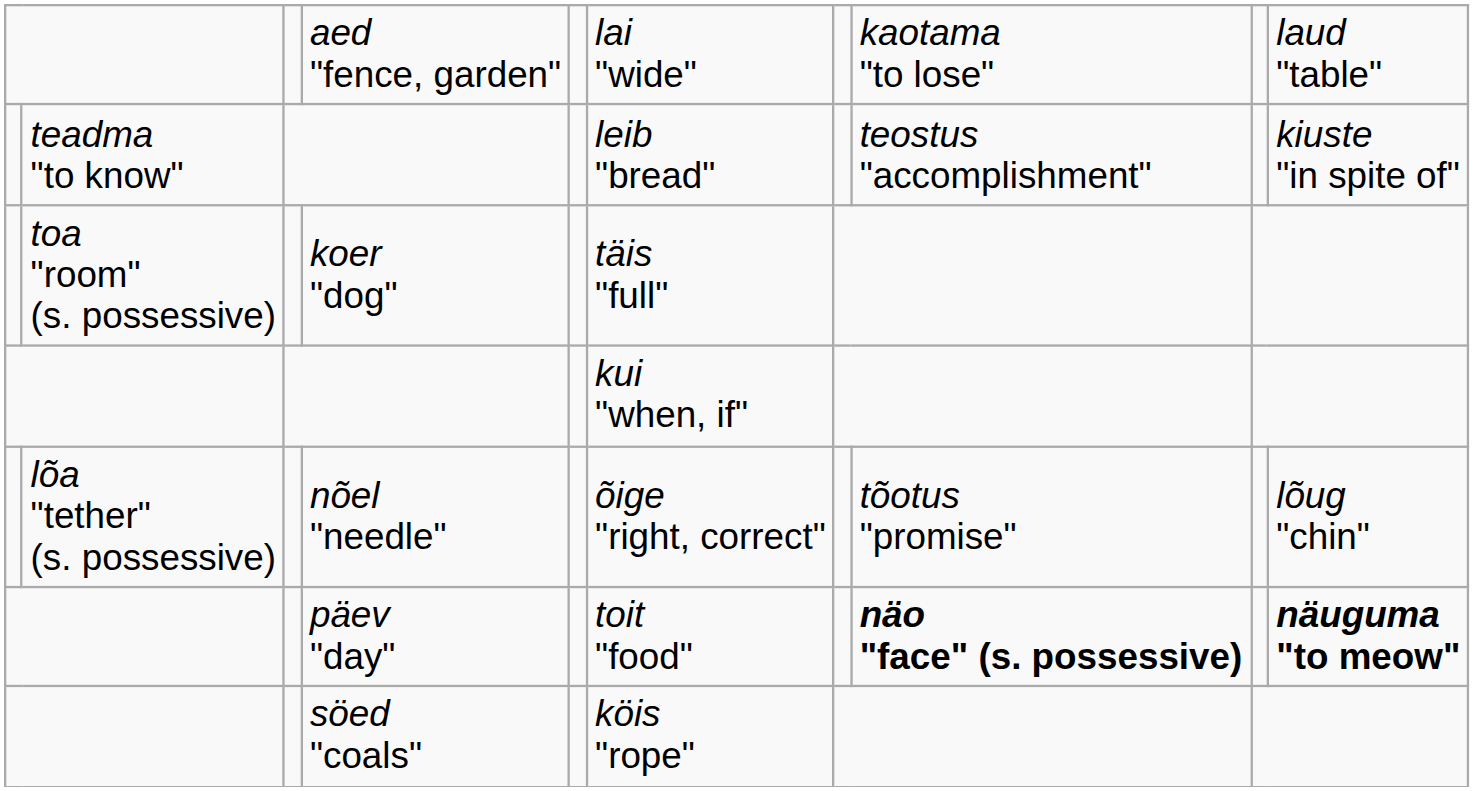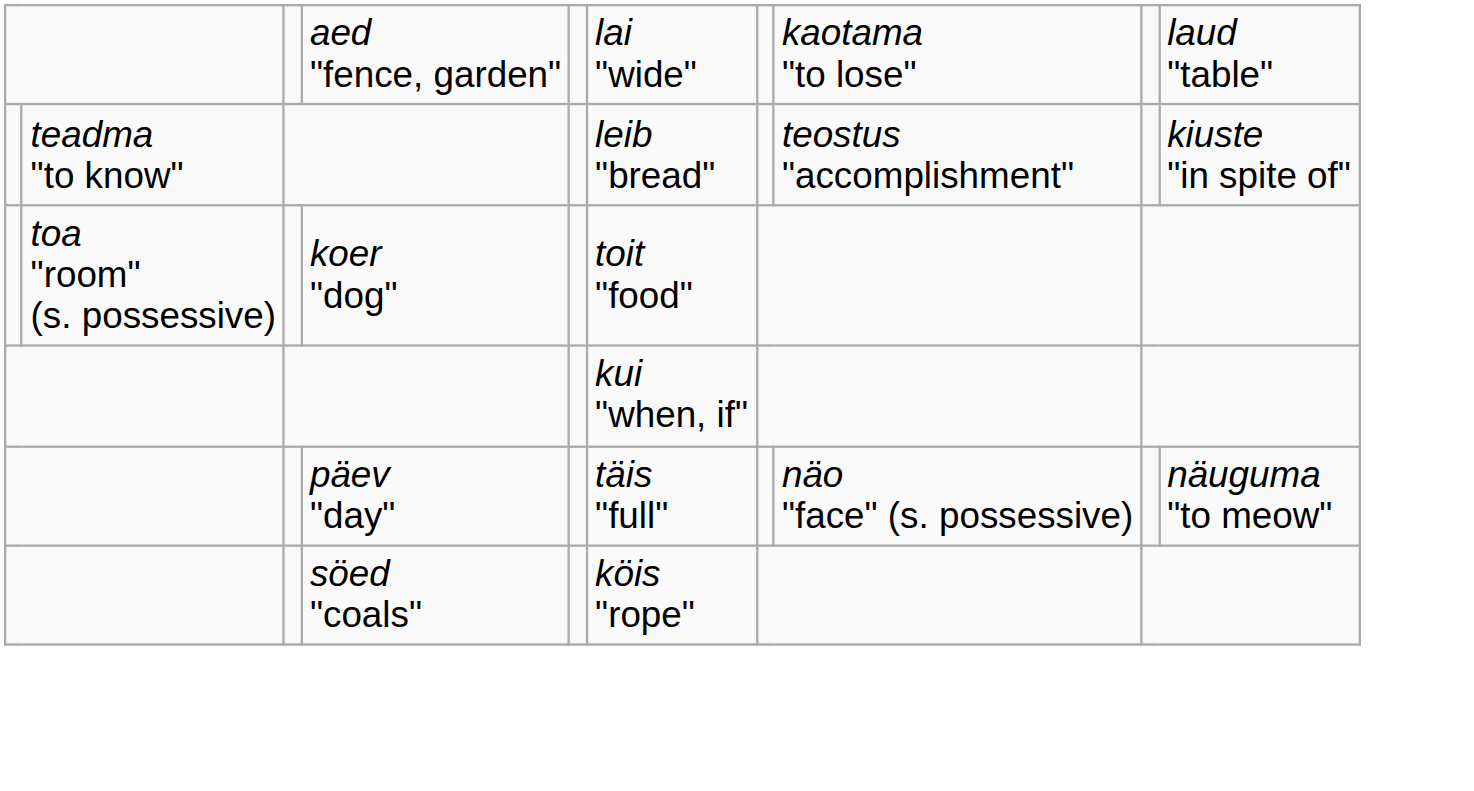(632, 274) täis "full" -> (644, 274) toit "food"
- row: (153, 515)
(644, 635) toit "food" -> (632, 494) täis "full"
(1051, 635) bold -> (958, 494) normal
(1368, 635) bold -> (1250, 494) normal
